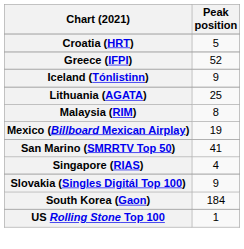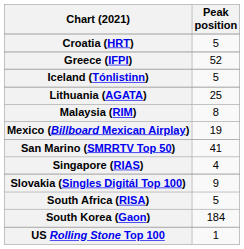(216, 78) 9 -> (216, 78) 5
+ row: (98, 200)
